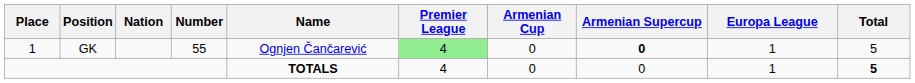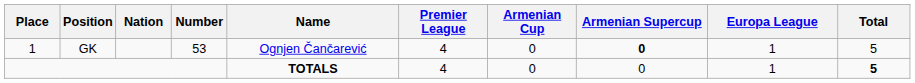(199, 49) 55 -> (199, 49) 53
(443, 49) lightgreen background -> (443, 49) no background
